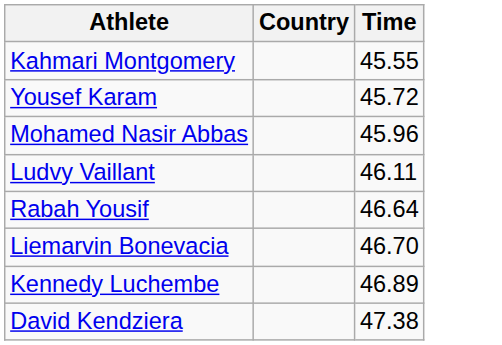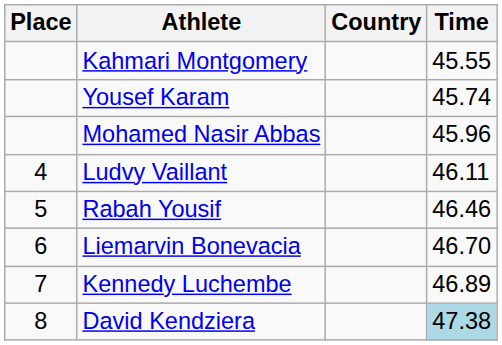+ column: (41, 23)
(389, 97) 45.72 -> (462, 97) 45.74
(389, 209) 46.64 -> (462, 209) 46.46
(389, 321) no background -> (462, 321) lightblue background
